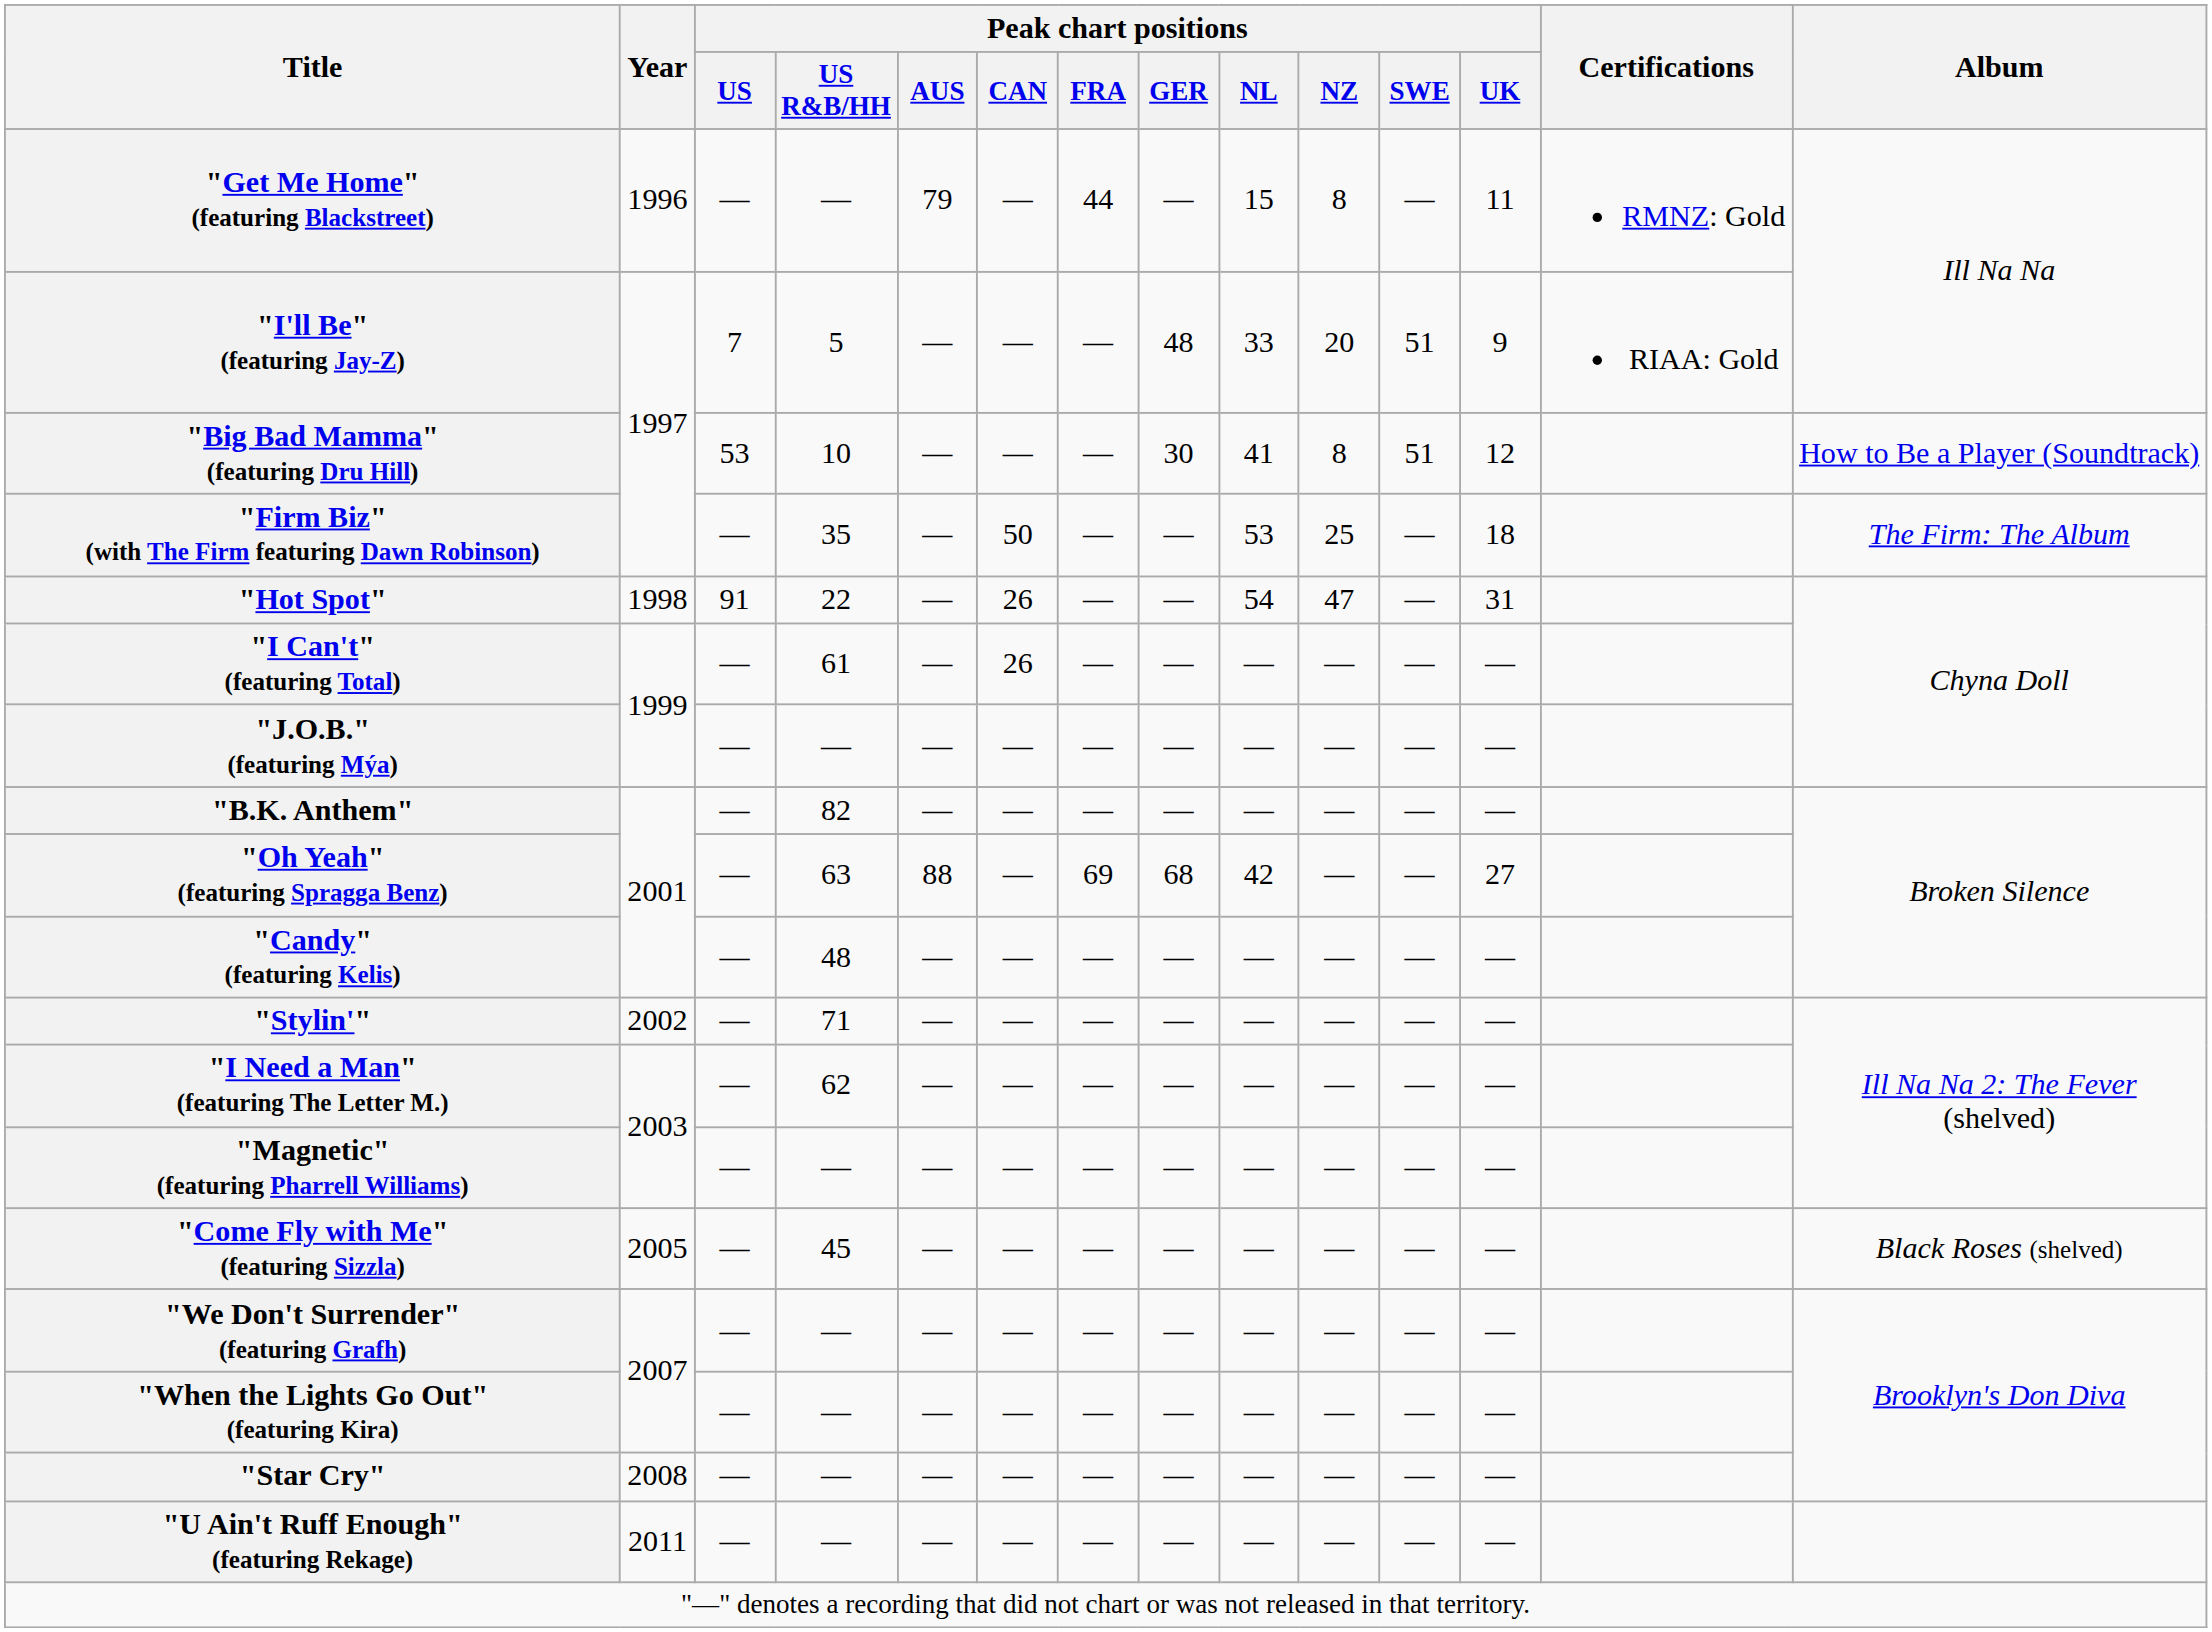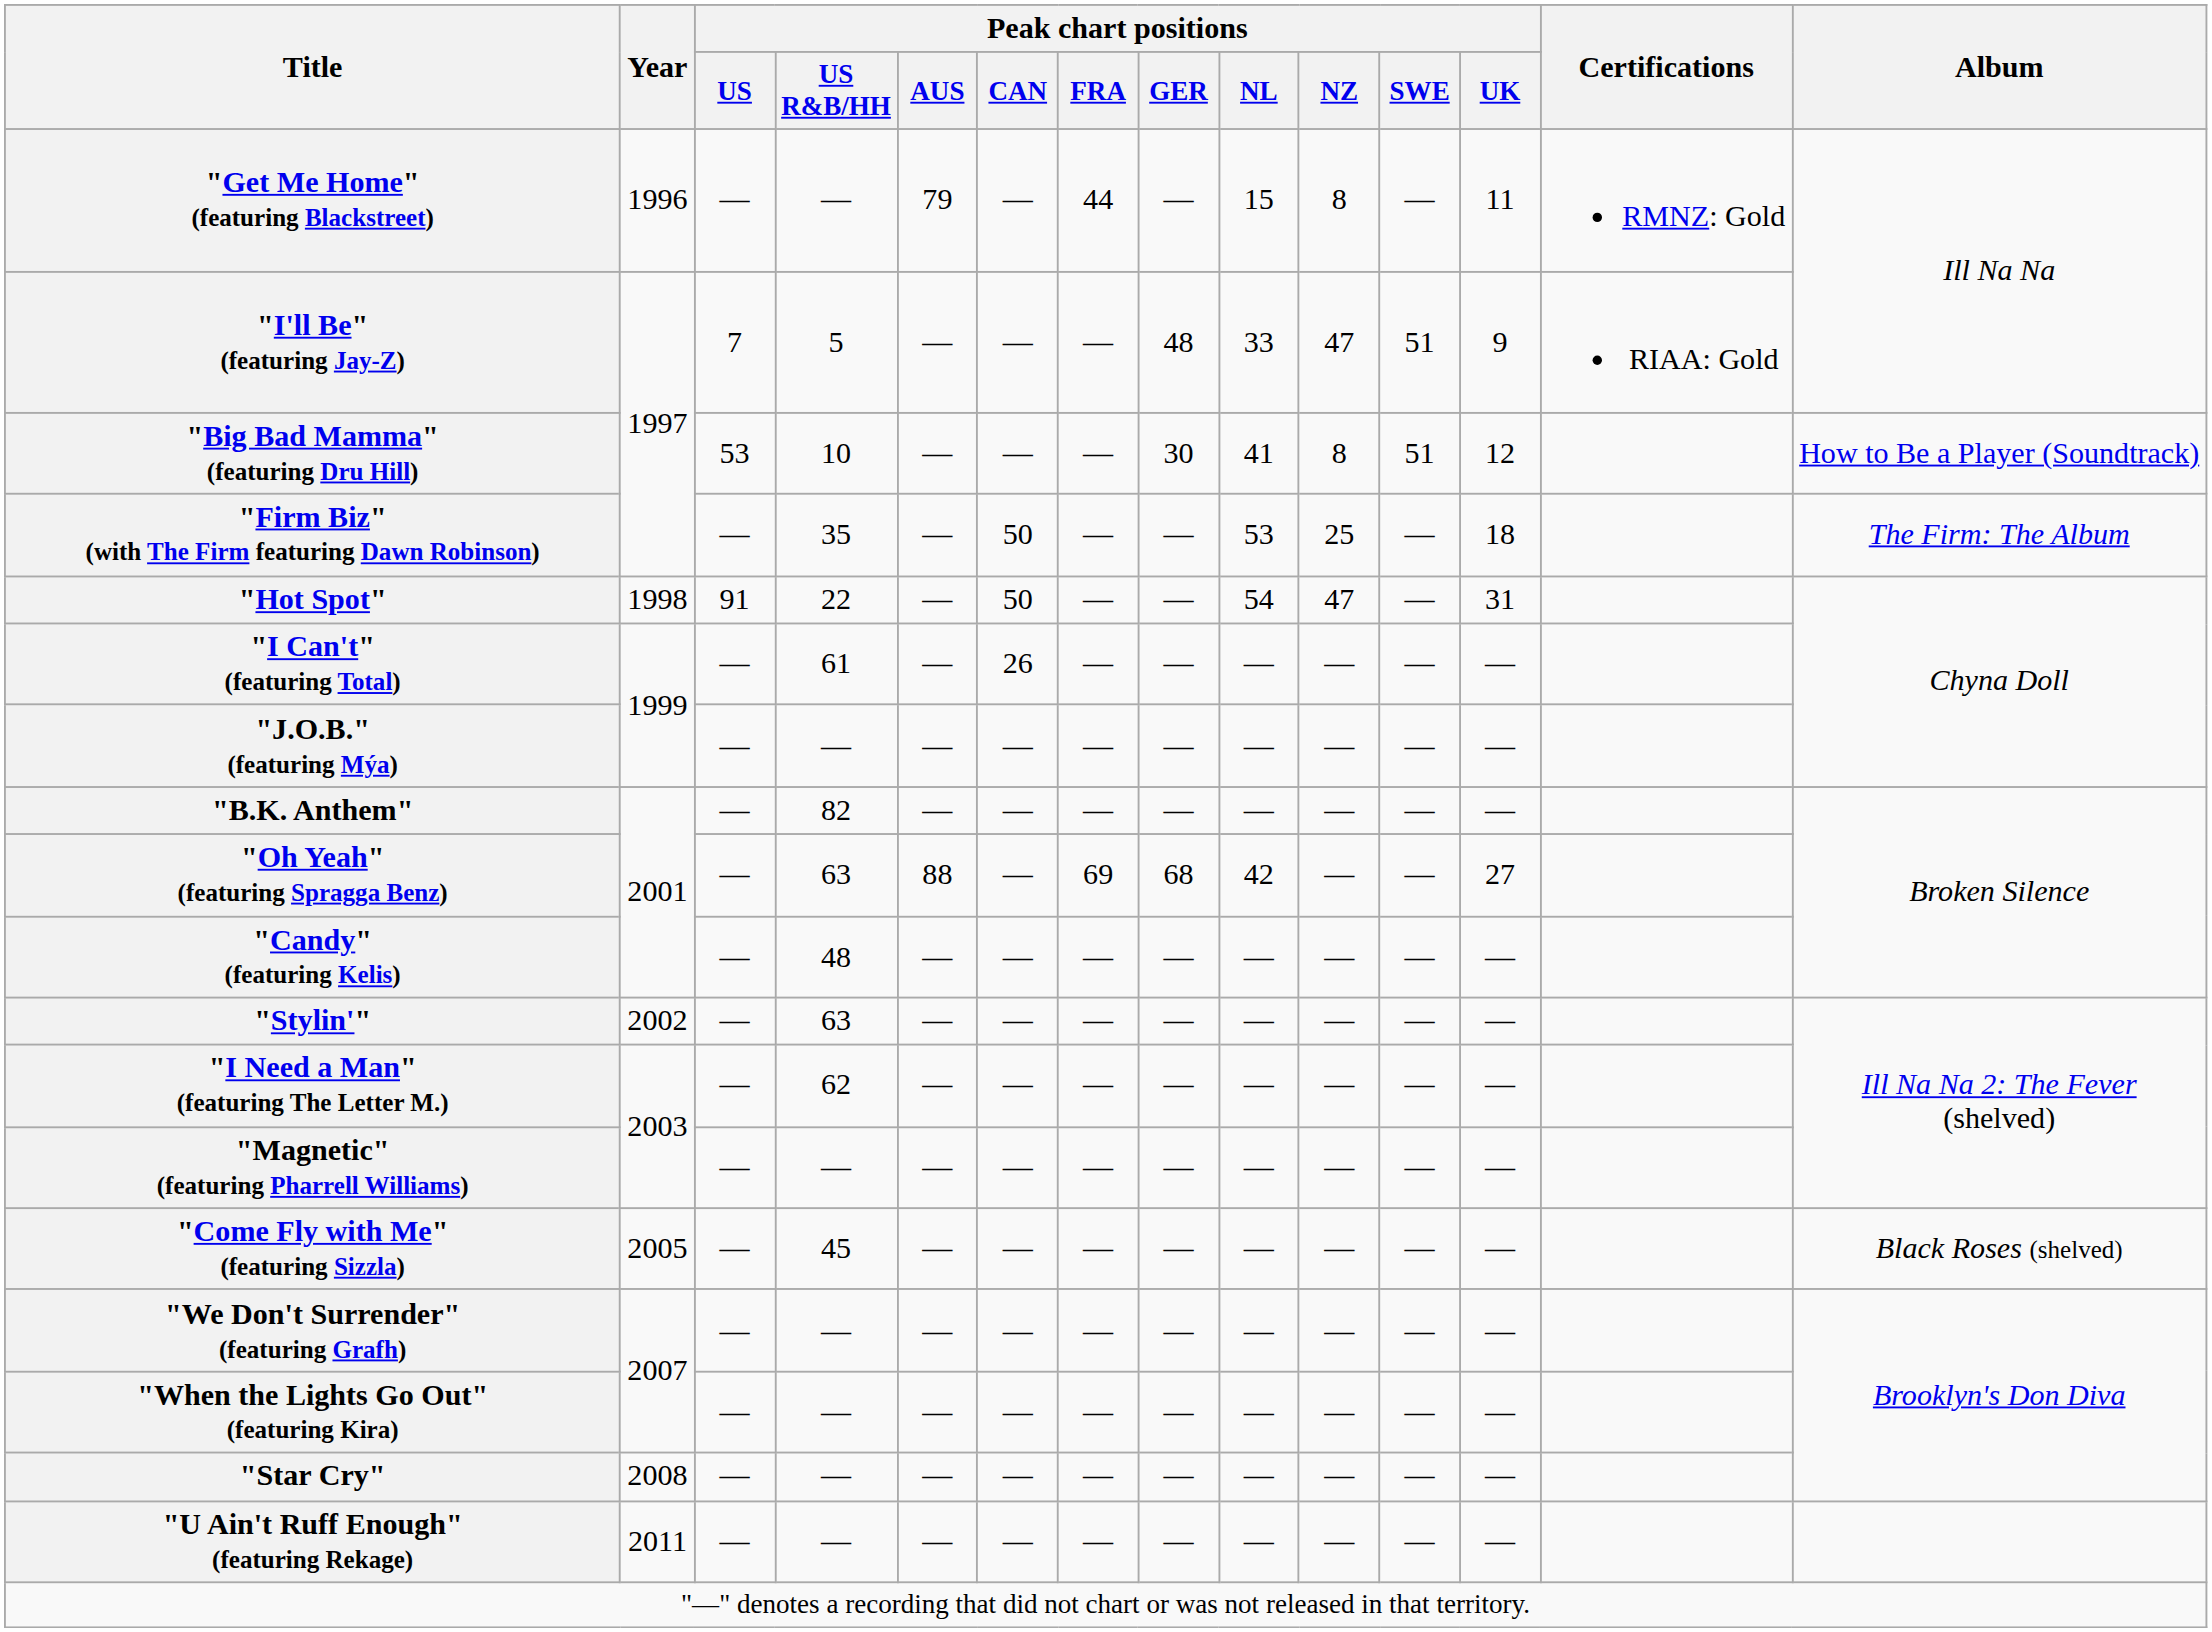(1339, 341) 20 -> (1339, 341) 47
(1018, 599) 26 -> (1018, 599) 50
(836, 1020) 71 -> (836, 1020) 63
